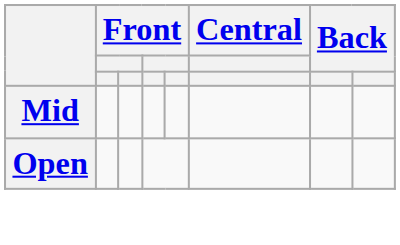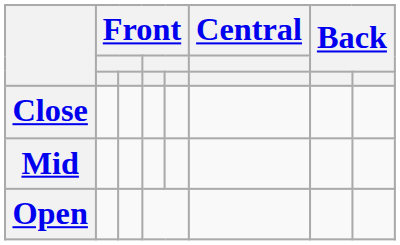+ row: (50, 111)
